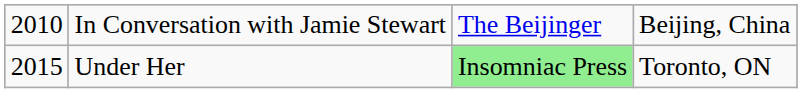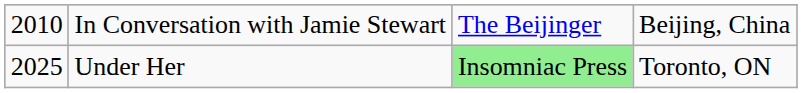(37, 66) 2015 -> (37, 66) 2025
